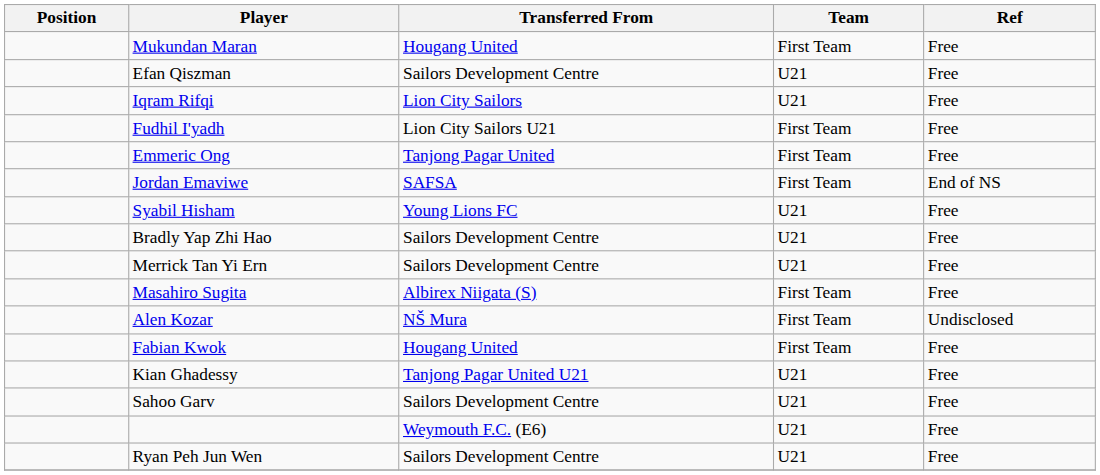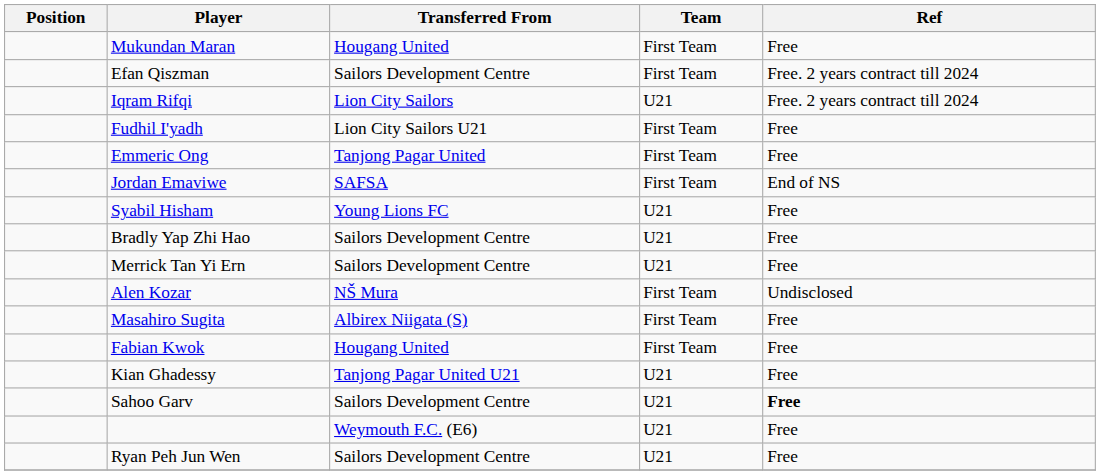(792, 73) U21 -> (680, 73) First Team
(943, 73) Free -> (873, 73) Free. 2 years contract till 2024
(943, 100) Free -> (873, 100) Free. 2 years contract till 2024
rows swapped: (173, 319) <-> (189, 292)
(943, 401) normal -> (784, 401) bold
